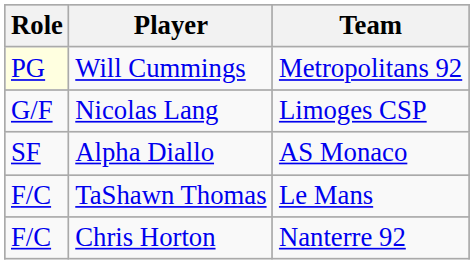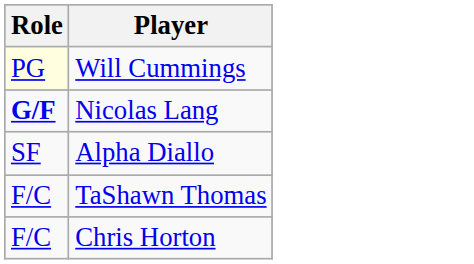- column: (371, 25)
(32, 110) normal -> (33, 110) bold
